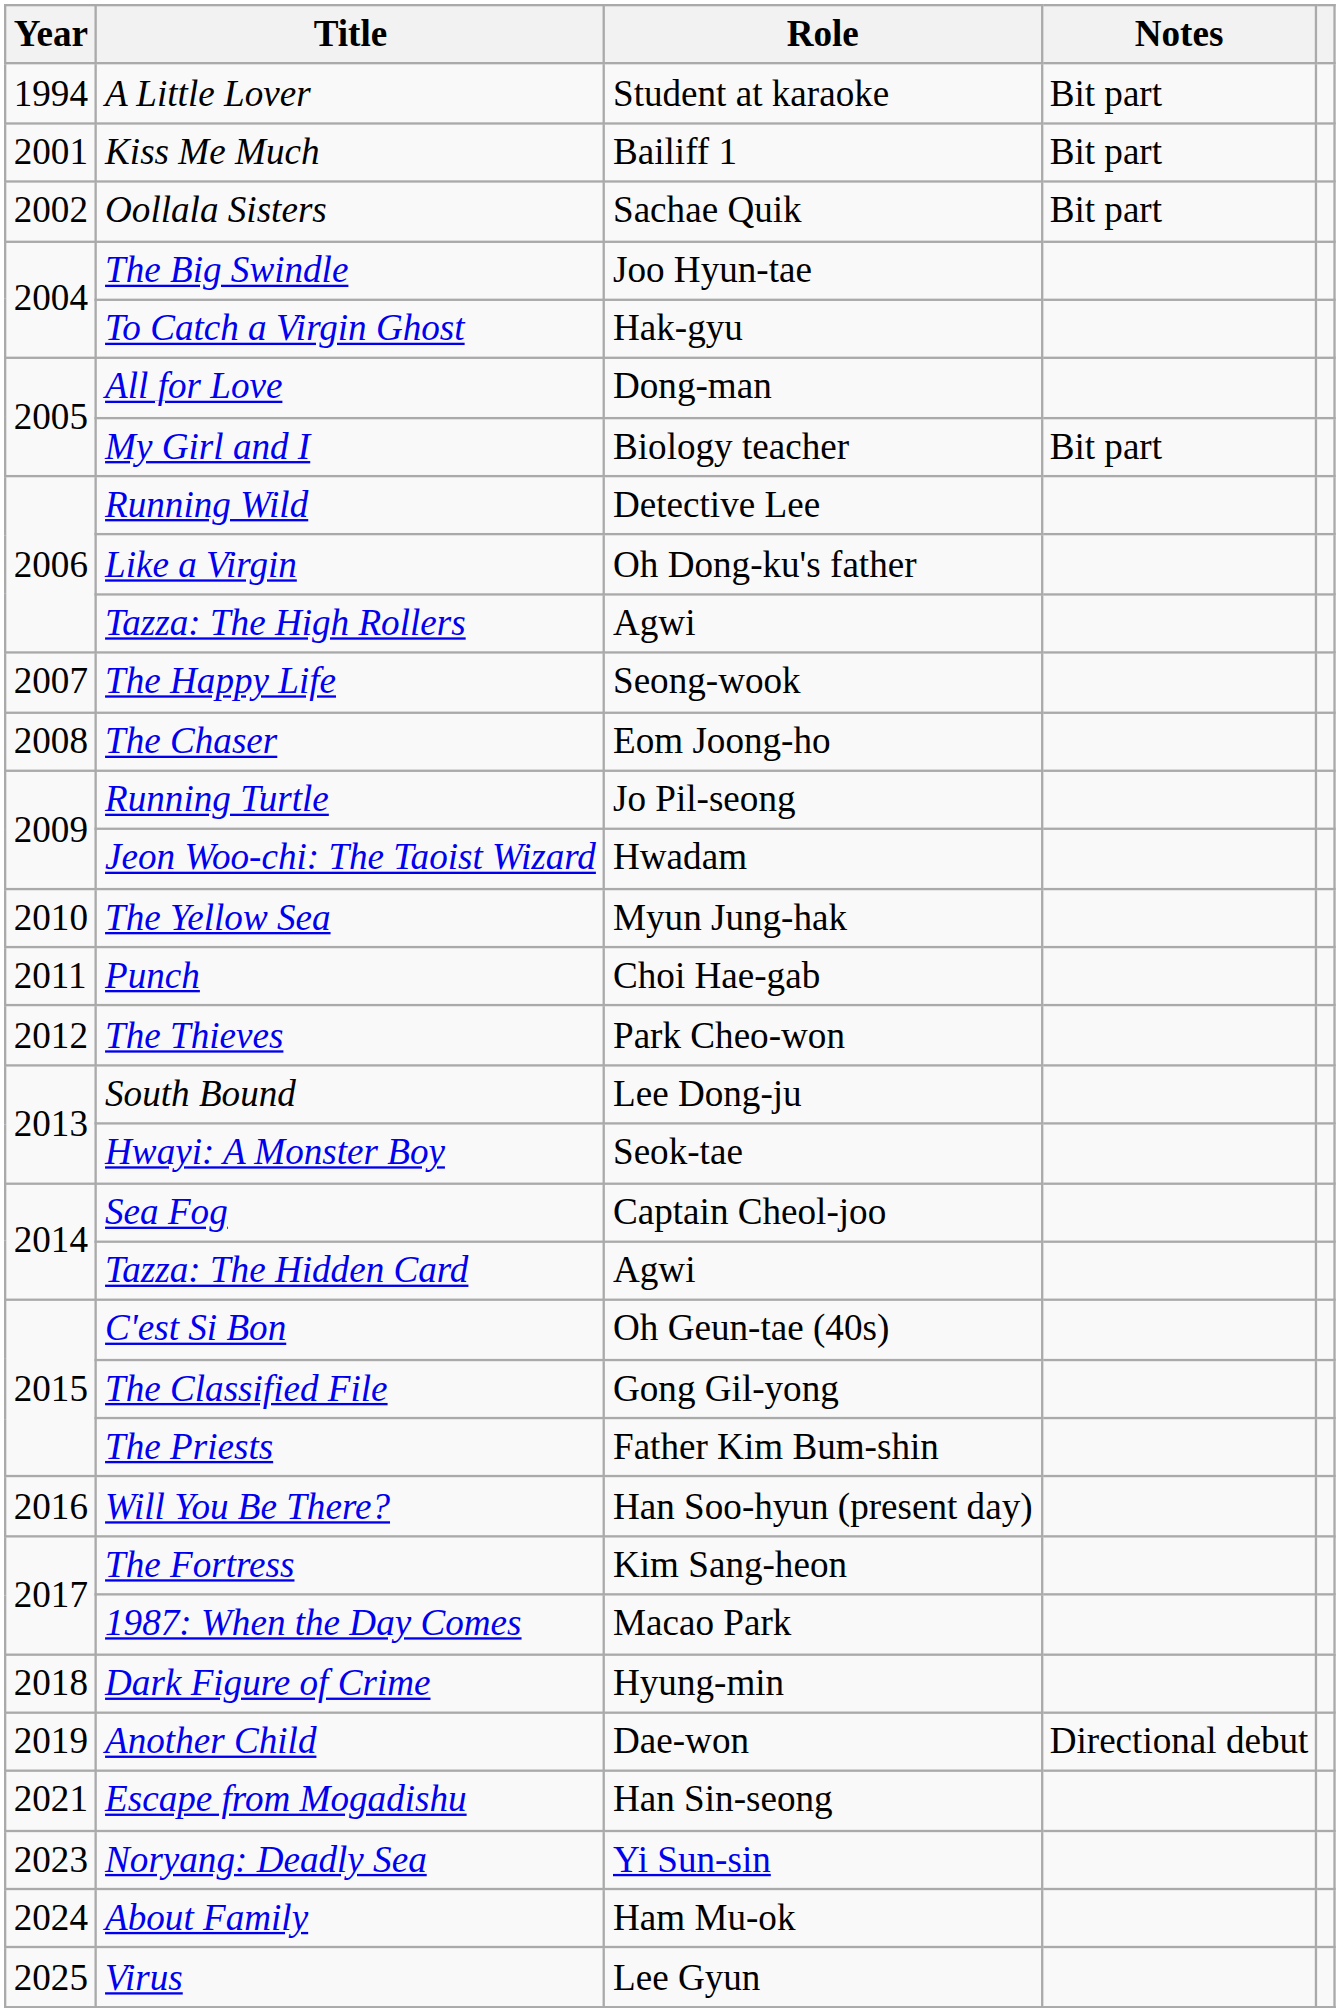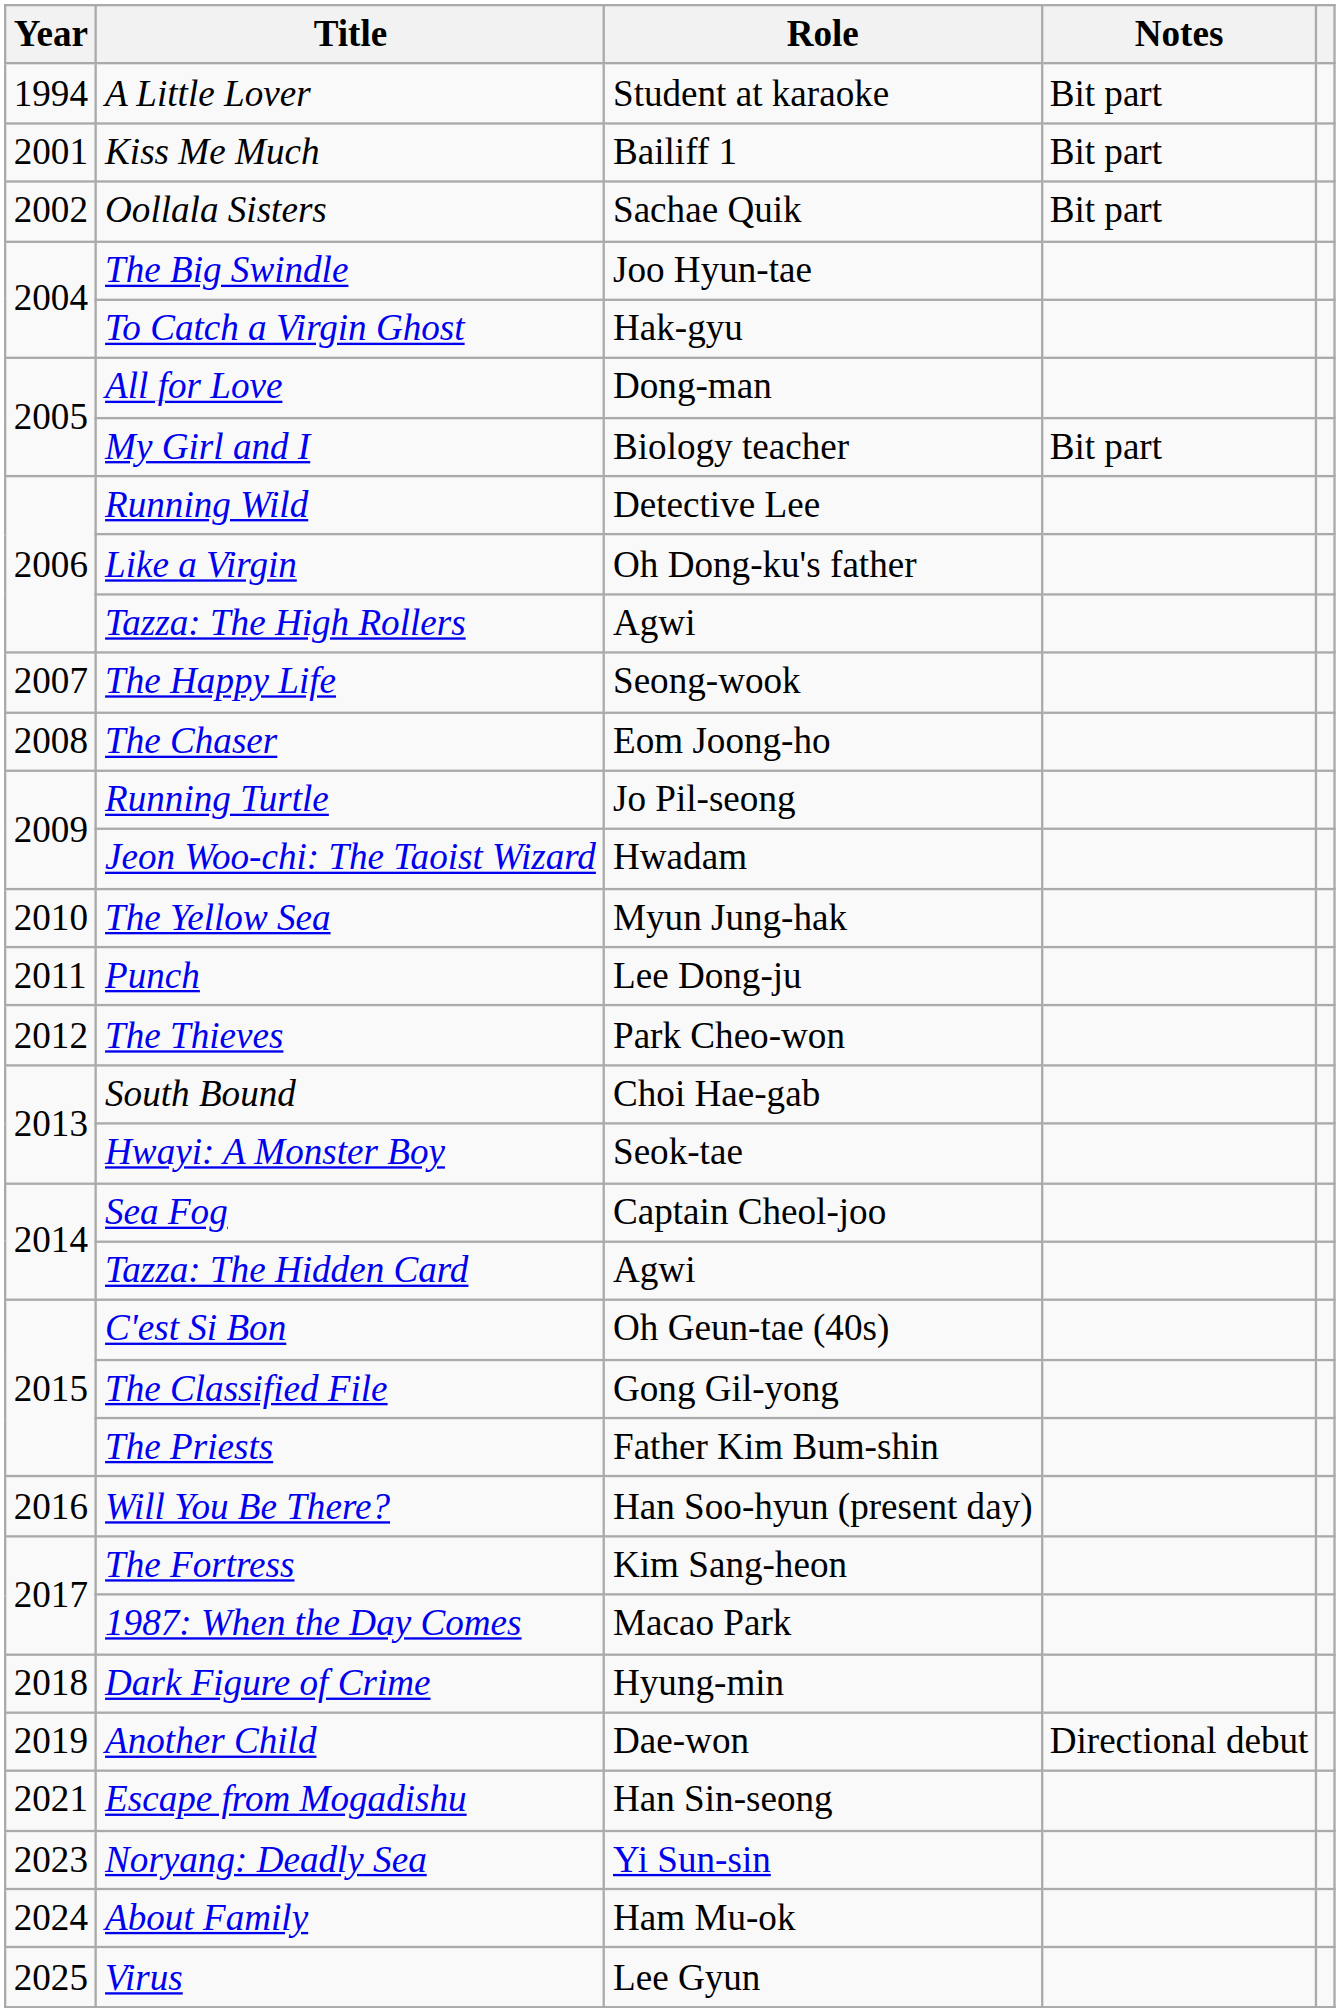(717, 975) Choi Hae-gab -> (707, 975) Lee Dong-ju
(707, 1093) Lee Dong-ju -> (717, 1093) Choi Hae-gab
